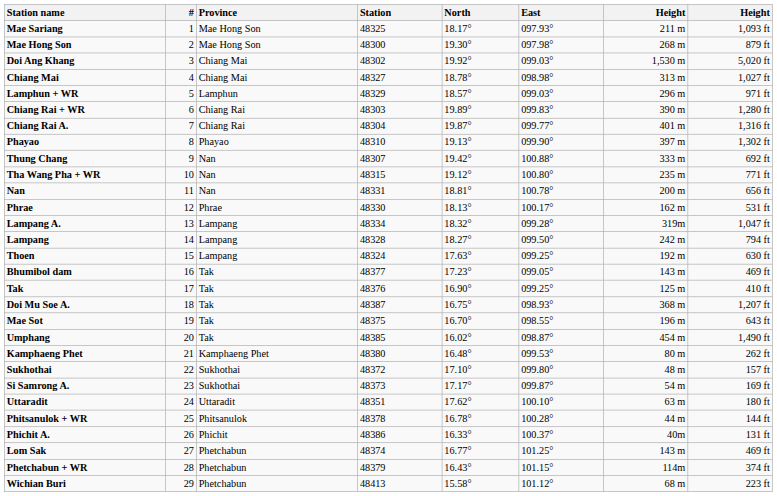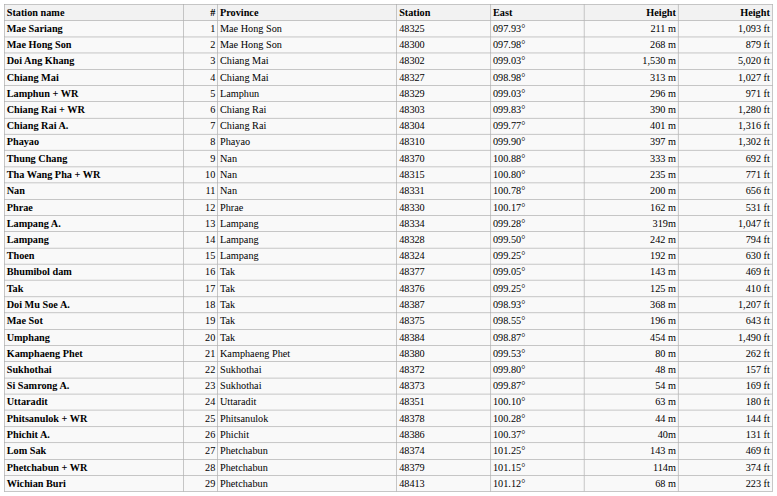- column: (457, 12)
(373, 158) 48307 -> (412, 158) 48370
(373, 337) 48385 -> (412, 337) 48384
